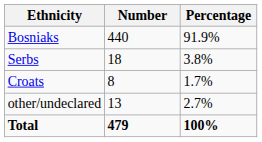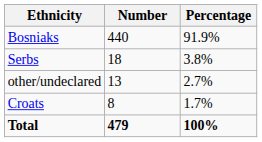rows swapped: (26, 81) <-> (54, 103)
